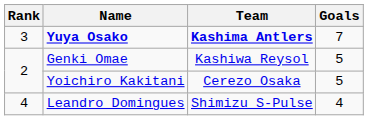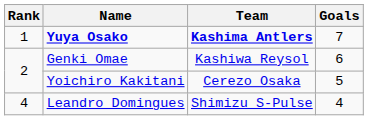(24, 38) 3 -> (24, 38) 1
(339, 60) 5 -> (339, 60) 6
